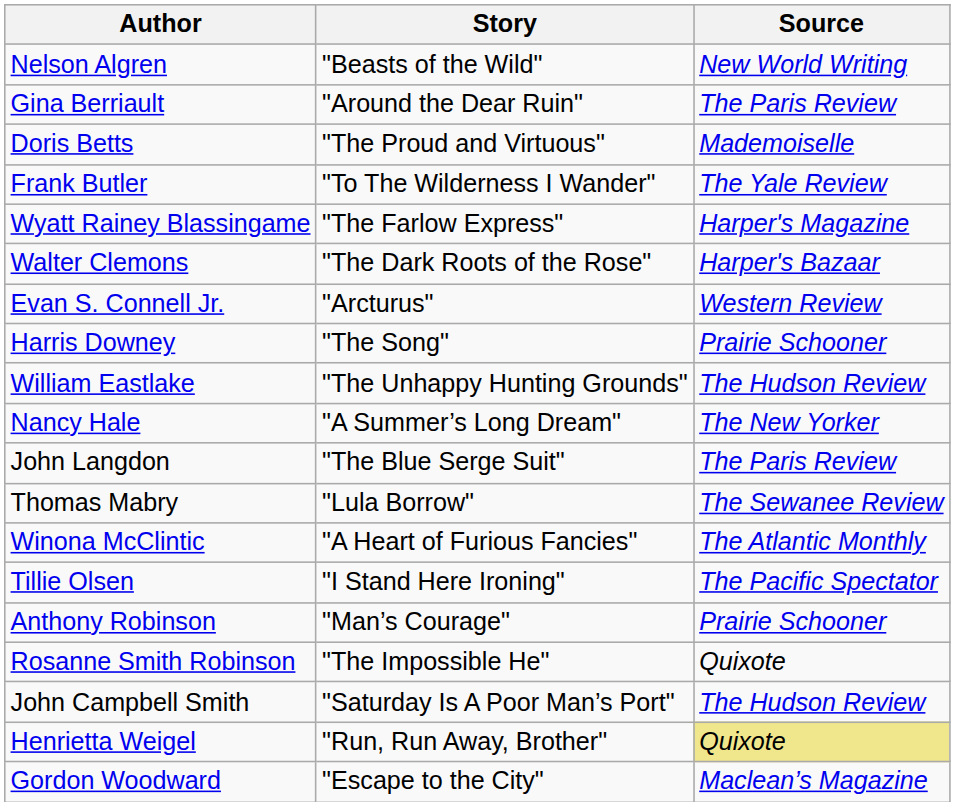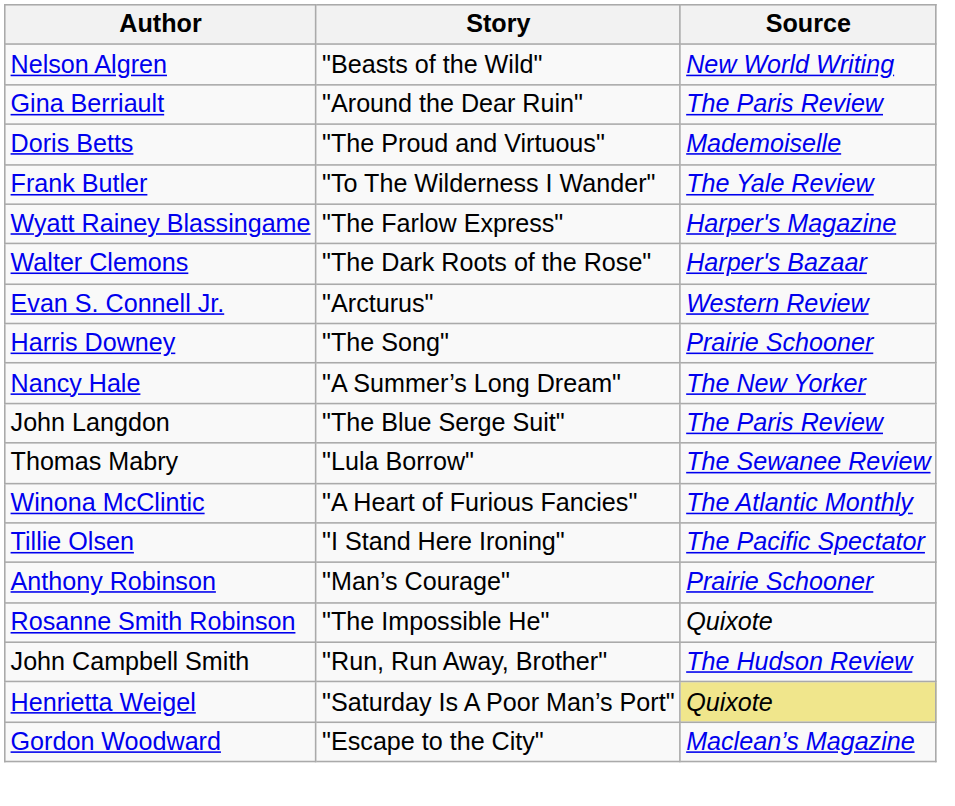- row: (103, 382)
(498, 701) "Saturday Is A Poor Man’s Port" -> (465, 661) "Run, Run Away, Brother"
(465, 741) "Run, Run Away, Brother" -> (498, 701) "Saturday Is A Poor Man’s Port"
